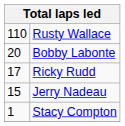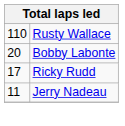(14, 92) 15 -> (14, 92) 11
- row: (75, 111)
